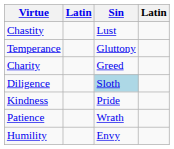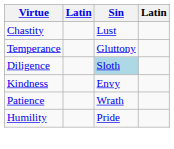- row: (23, 65)
(108, 100) Pride -> (108, 83) Envy
(108, 135) Envy -> (108, 118) Pride
